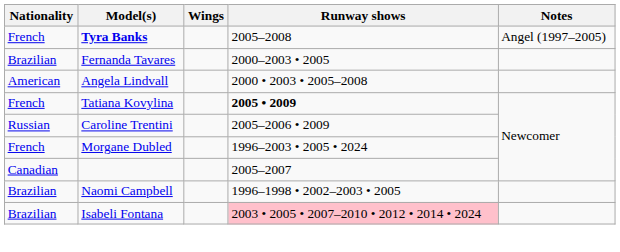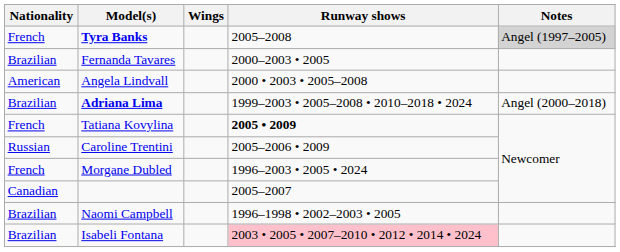(554, 37) no background -> (554, 37) lightgrey background
+ row: (122, 103)
